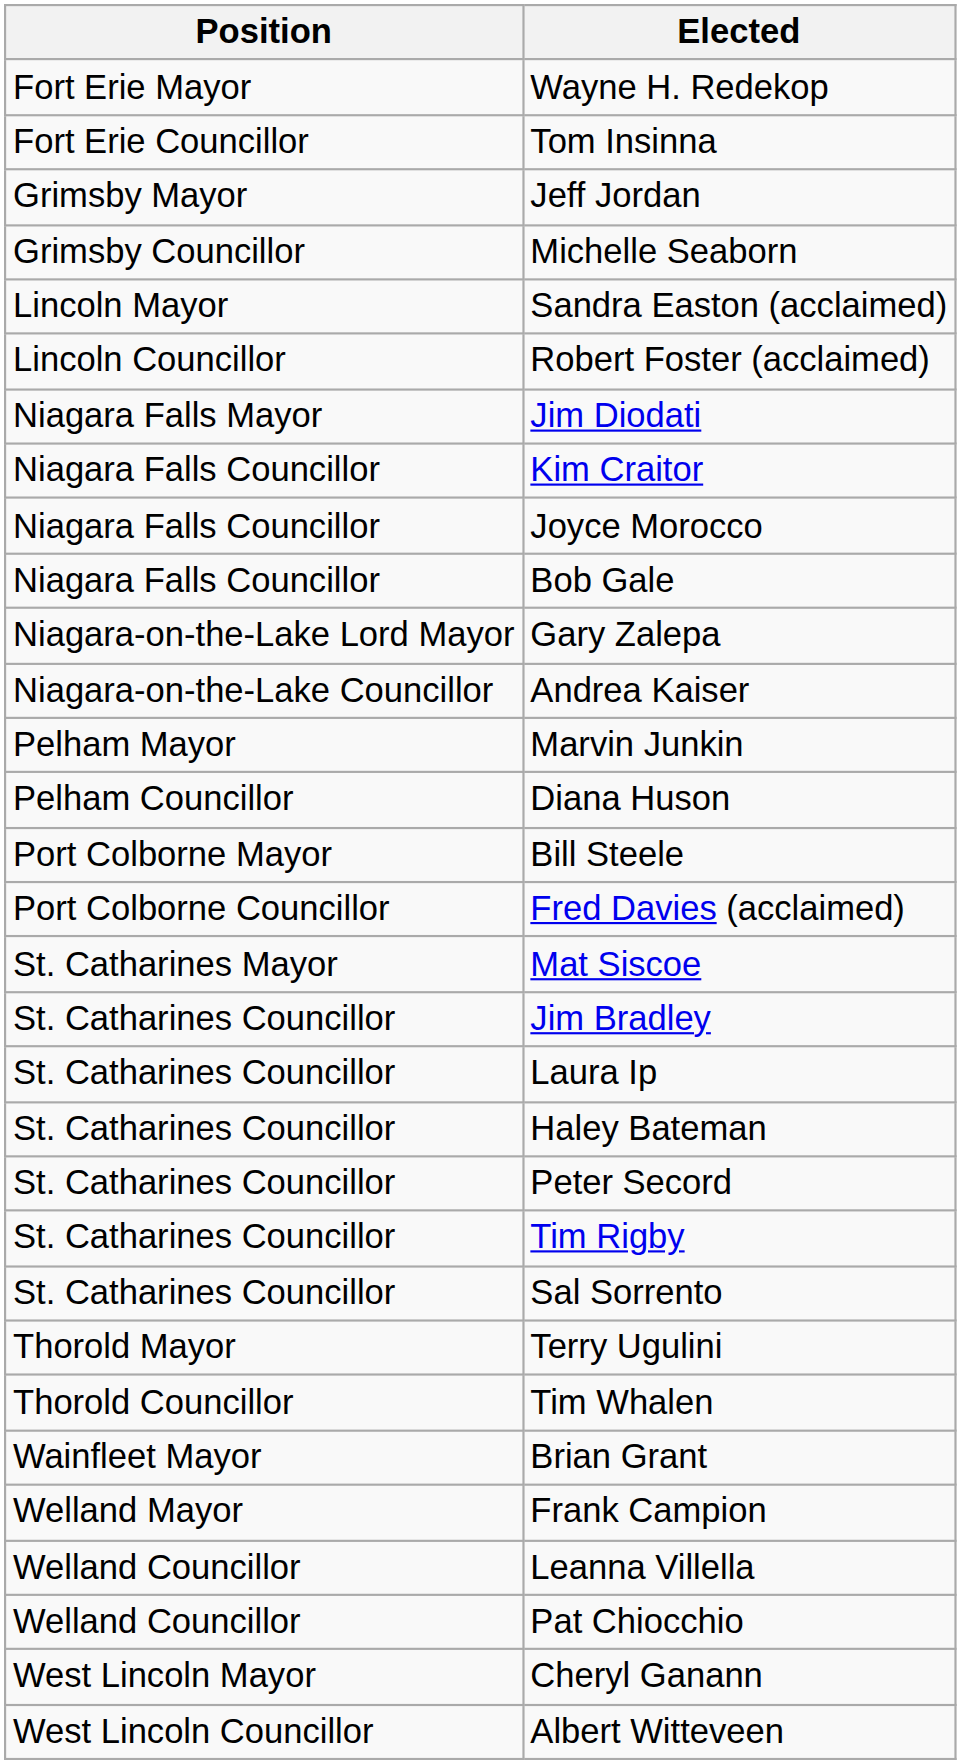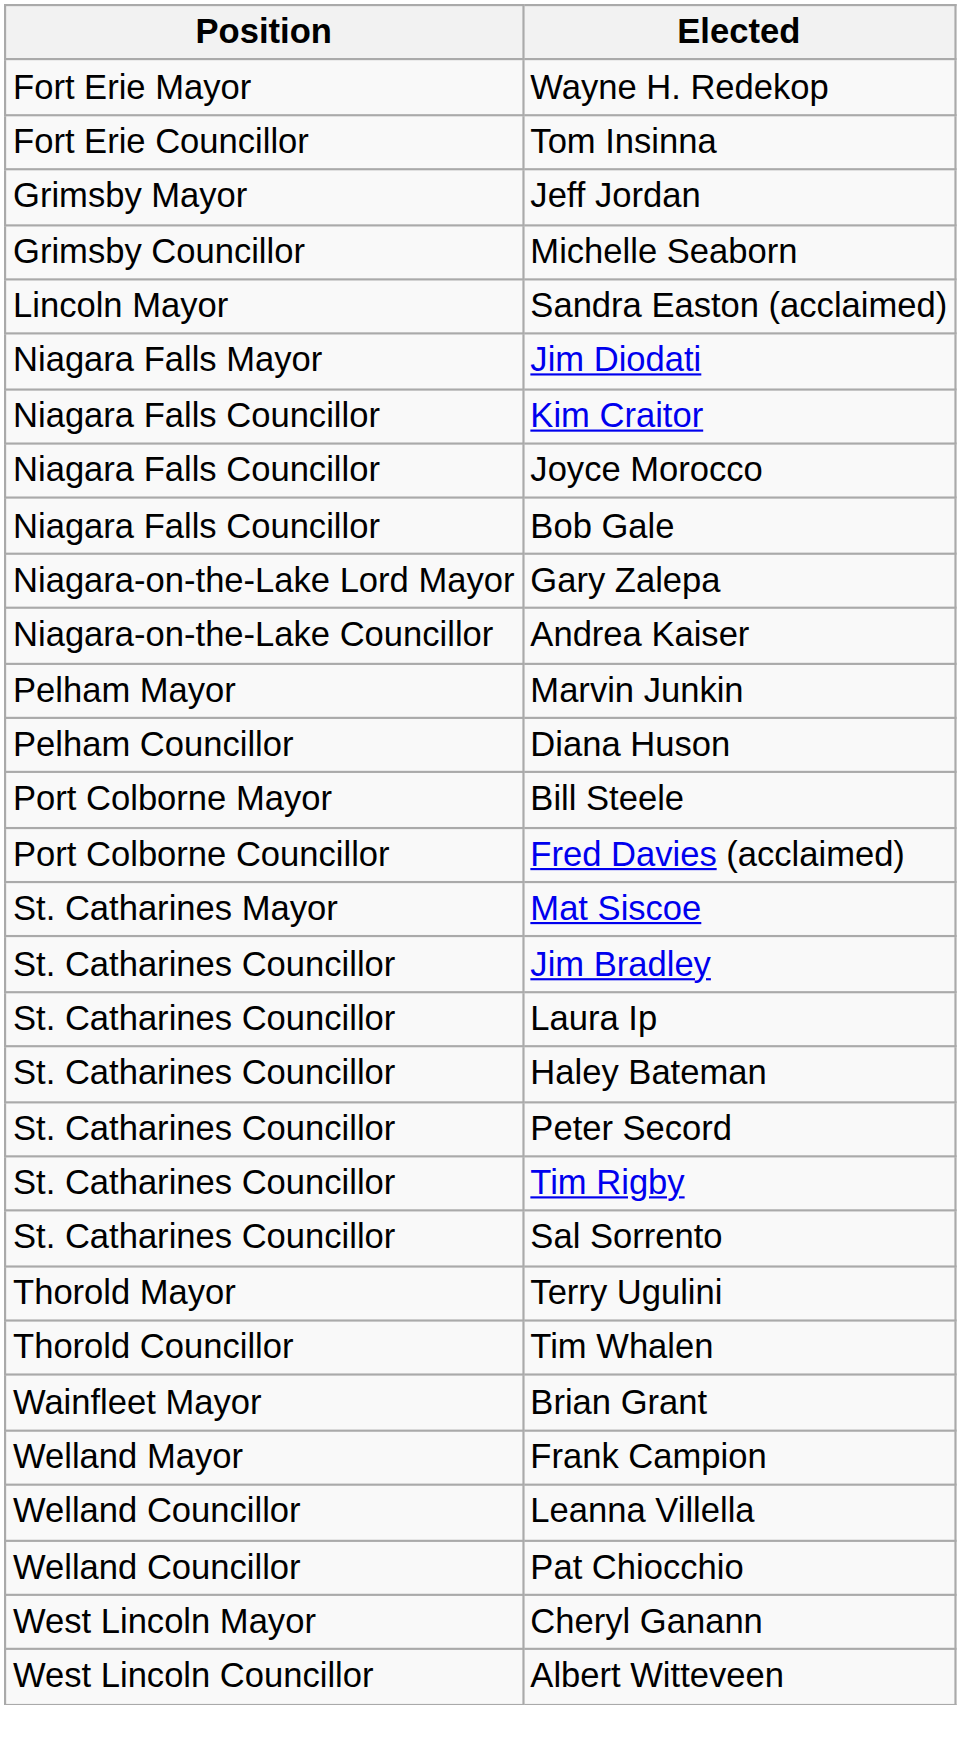- row: (730, 360)
